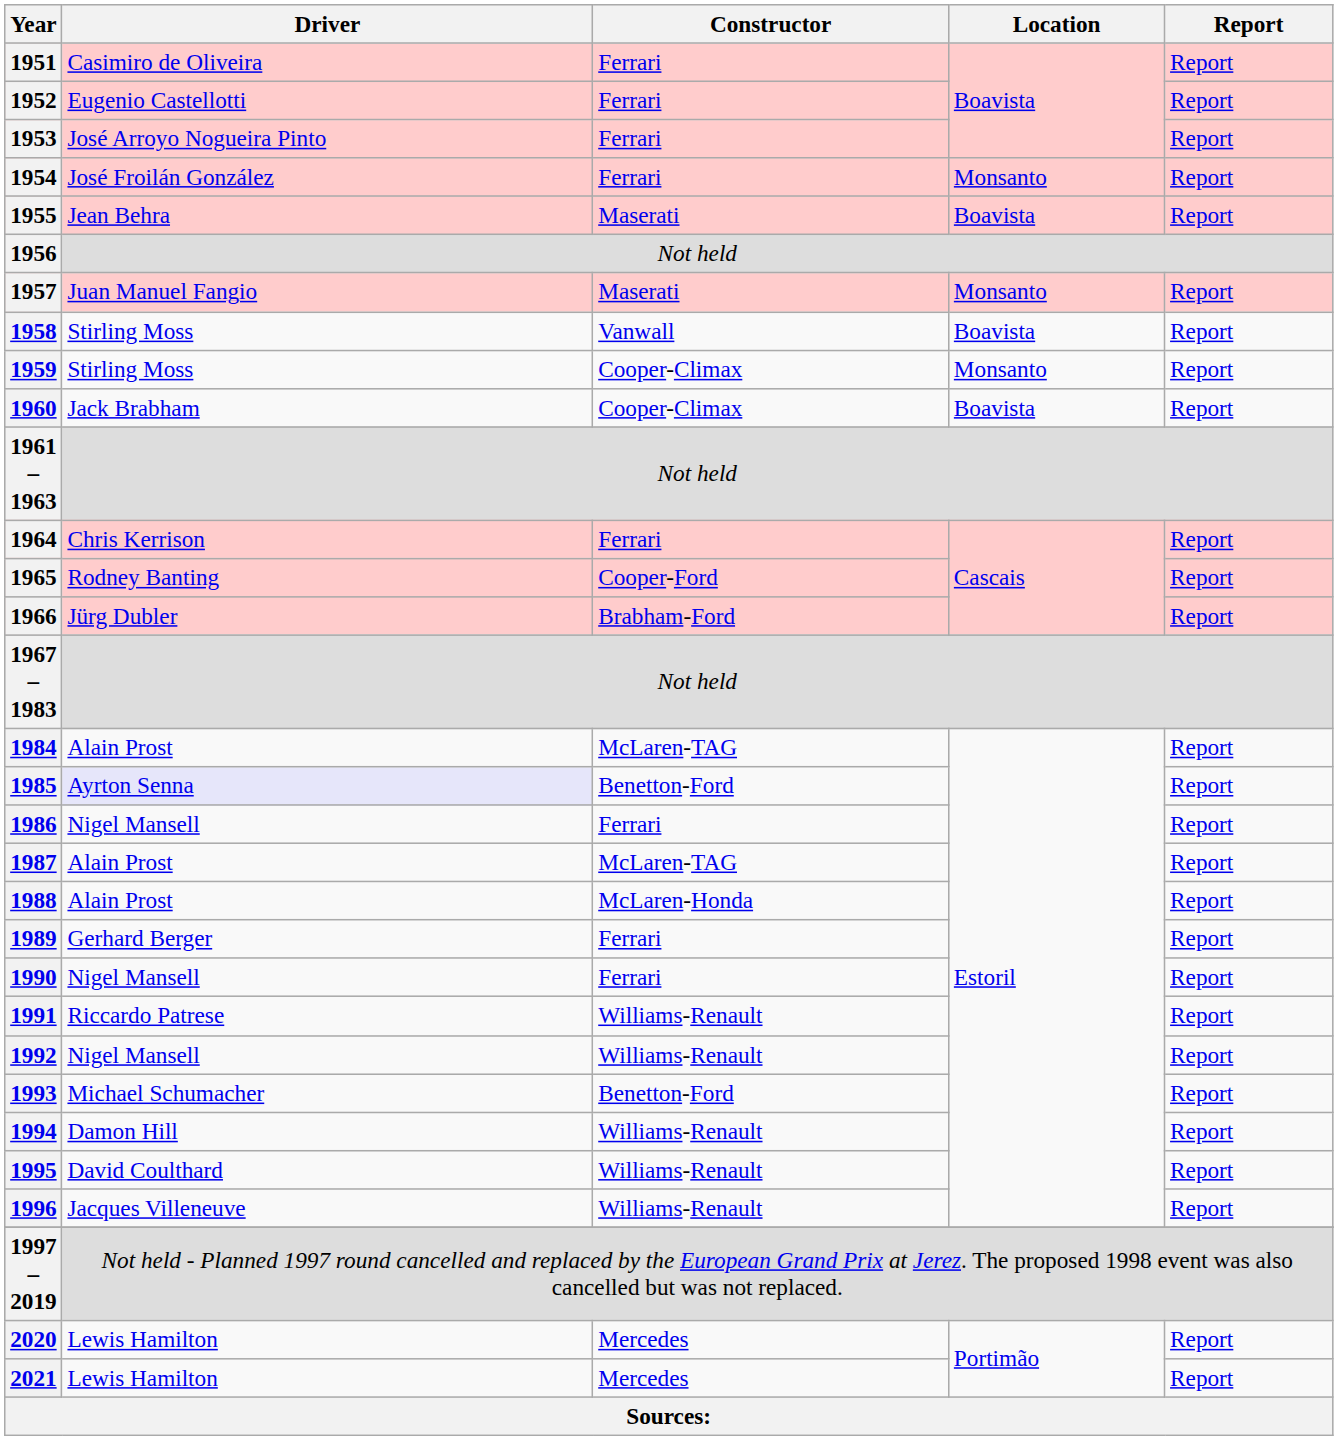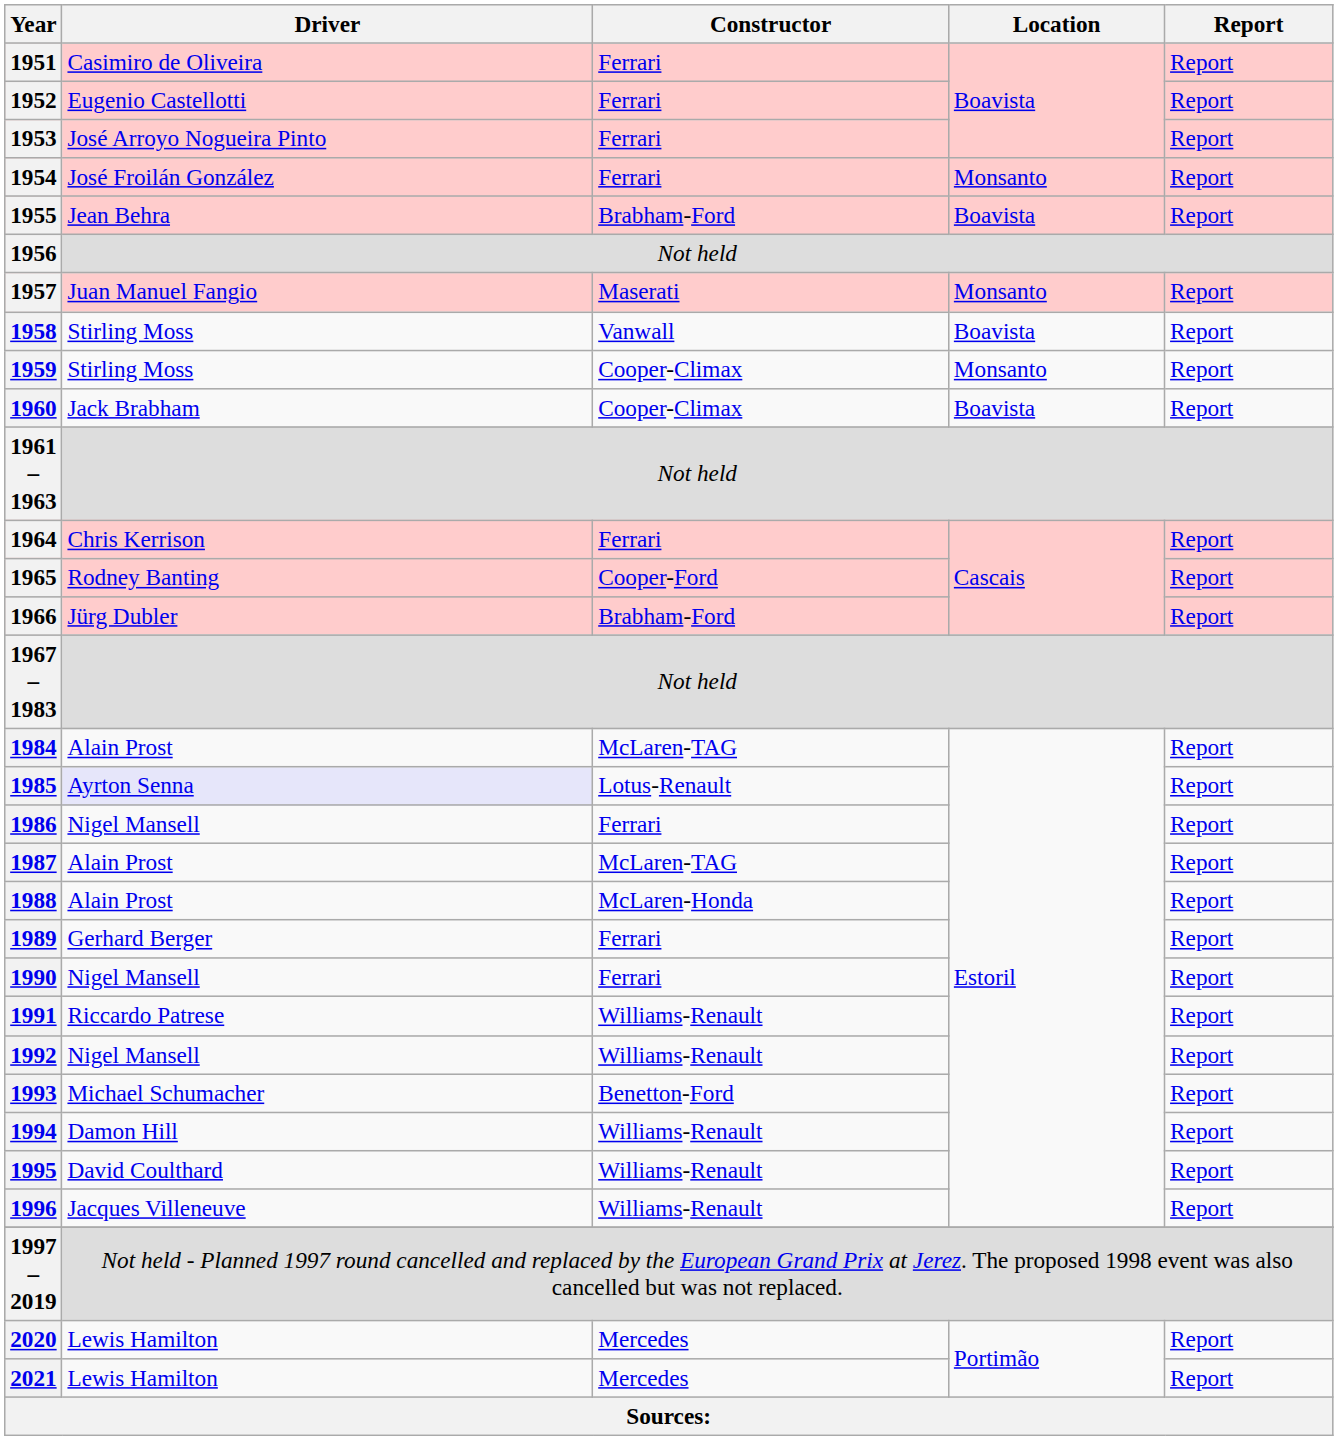(639, 215) Maserati -> (667, 215) Brabham-Ford
(666, 785) Benetton-Ford -> (665, 785) Lotus-Renault
